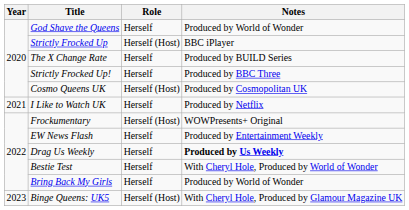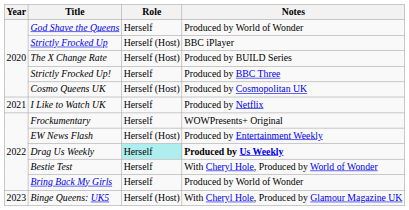(138, 58) Herself -> (152, 58) Herself (Host)
(152, 120) Herself (Host) -> (138, 120) Herself
(138, 136) Herself -> (152, 136) Herself (Host)
(138, 151) no background -> (138, 151) paleturquoise background
